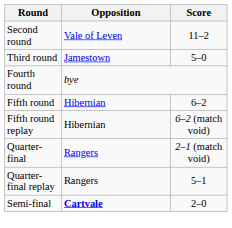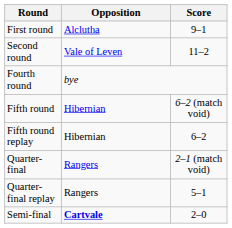+ row: (30, 29)
- row: (32, 57)
(199, 102) 6–2 -> (199, 108) 6–2 (match void)
(199, 124) 6–2 (match void) -> (199, 136) 6–2
